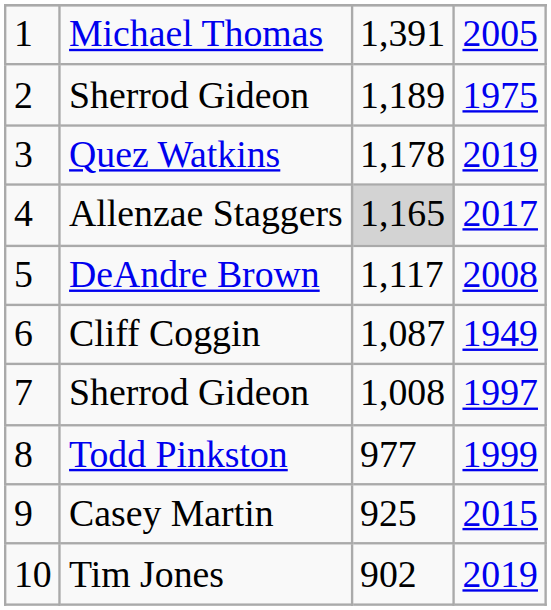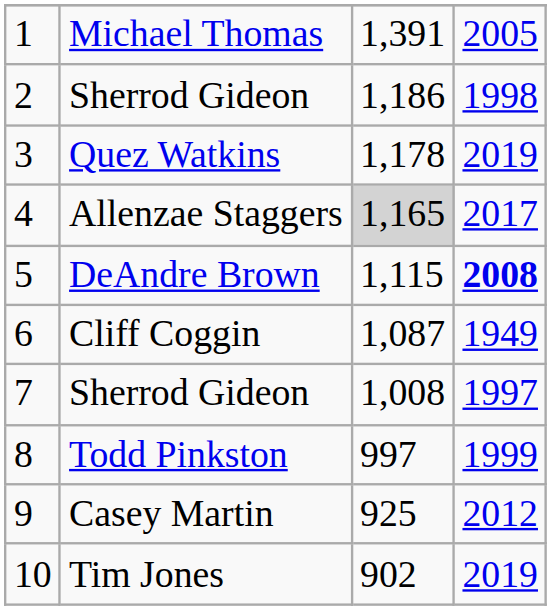(403, 94) 1,189 -> (403, 94) 1,186
(500, 94) 1975 -> (500, 94) 1998
(402, 273) 1,117 -> (402, 273) 1,115
(500, 273) normal -> (500, 273) bold
(388, 453) 977 -> (388, 453) 997
(500, 513) 2015 -> (500, 513) 2012
